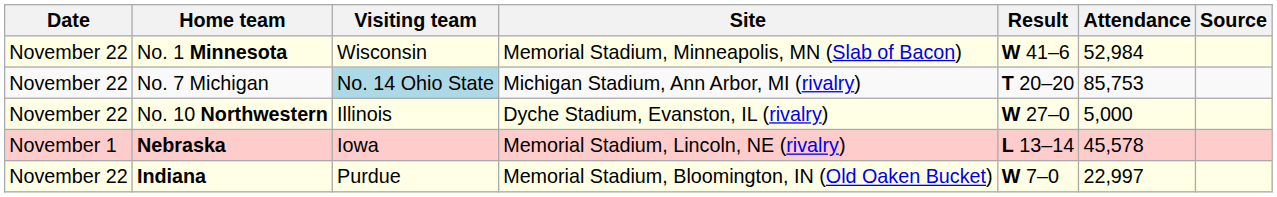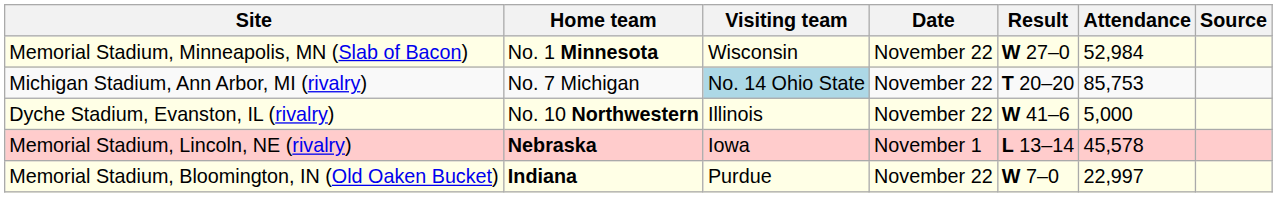columns swapped: (69, 20) <-> (748, 20)
(1036, 52) W 41–6 -> (1036, 52) W 27–0
(1036, 114) W 27–0 -> (1036, 114) W 41–6
